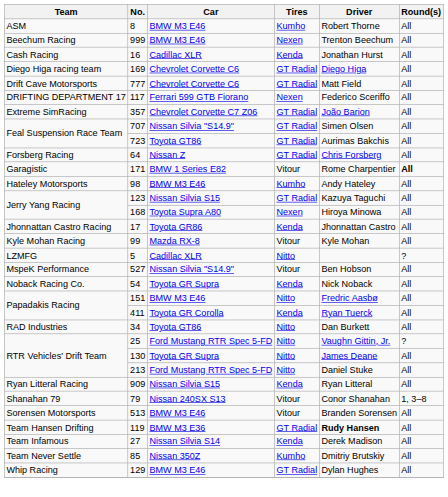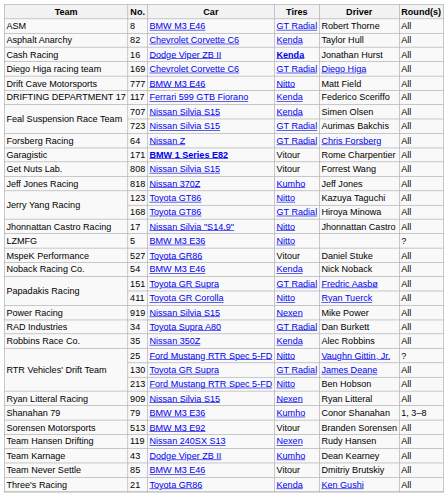(291, 26) Kumho -> (297, 26) GT Radial
+ row: (135, 41)
- row: (138, 41)
(176, 55) Cadillac XLR -> (185, 55) Dodge Viper ZB II
(290, 55) normal -> (290, 55) bold
(194, 84) Chevrolet Corvette C6 -> (177, 84) BMW M3 E46
(297, 84) GT Radial -> (286, 84) Nitto
(290, 98) Nexen -> (290, 98) Kenda
- row: (138, 112)
(192, 127) Nissan Silvia "S14.9" -> (185, 112) Nissan Silvia S15
(297, 127) GT Radial -> (290, 112) Kenda
(175, 141) Toyota GT86 -> (185, 127) Nissan Silvia S15
(188, 170) normal -> (189, 155) bold
(407, 170) bold -> (406, 155) normal
+ row: (138, 170)
- row: (135, 184)
+ row: (138, 184)
(185, 198) Nissan Silvia S15 -> (175, 198) Toyota GT86
(297, 198) GT Radial -> (286, 198) Nitto
(185, 213) Toyota Supra A80 -> (175, 213) Toyota GT86
(290, 213) Nexen -> (297, 213) GT Radial
(176, 227) Toyota GR86 -> (192, 227) Nissan Silvia "S14.9"
(290, 227) Kenda -> (286, 227) Nitto
- row: (135, 241)
(176, 256) Cadillac XLR -> (177, 241) BMW M3 E36
(192, 270) Nissan Silvia "S14.9" -> (176, 256) Toyota GR86
(346, 270) Ben Hobson -> (347, 256) Daniel Stuke
(184, 284) Toyota GR Supra -> (177, 270) BMW M3 E46
(177, 299) BMW M3 E46 -> (184, 284) Toyota GR Supra
(286, 299) Nitto -> (297, 284) GT Radial
(290, 313) Kenda -> (286, 299) Nitto
+ row: (138, 313)
(175, 327) Toyota GT86 -> (185, 327) Toyota Supra A80
(286, 327) Nitto -> (297, 327) GT Radial
+ row: (135, 342)
(286, 356) Nitto -> (297, 370) GT Radial
(347, 370) Daniel Stuke -> (346, 385) Ben Hobson
(290, 385) Kenda -> (290, 399) Nexen
(188, 399) Nissan 240SX S13 -> (177, 413) BMW M3 E36
(288, 399) Vitour -> (291, 413) Kumho
(177, 413) BMW M3 E46 -> (177, 428) BMW M3 E92
(177, 428) BMW M3 E36 -> (188, 442) Nissan 240SX S13
(297, 428) GT Radial -> (290, 442) Nexen
(350, 428) bold -> (349, 442) normal
- row: (135, 442)
+ row: (135, 456)
(175, 456) Nissan 350Z -> (177, 471) BMW M3 E46
(291, 456) Kumho -> (288, 471) Vitour
+ row: (135, 485)
- row: (138, 471)
